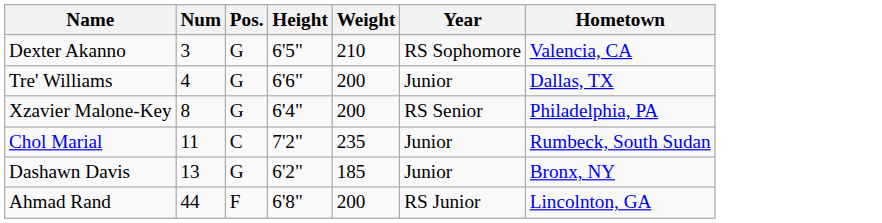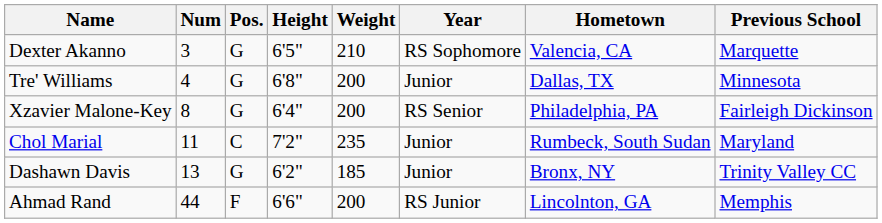+ column: (796, 19)
(288, 80) 6'6" -> (288, 80) 6'8"
(288, 202) 6'8" -> (288, 202) 6'6"
